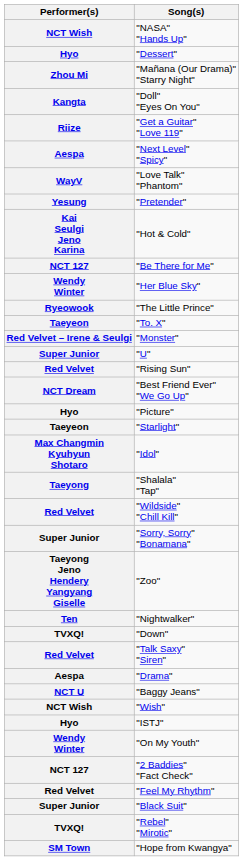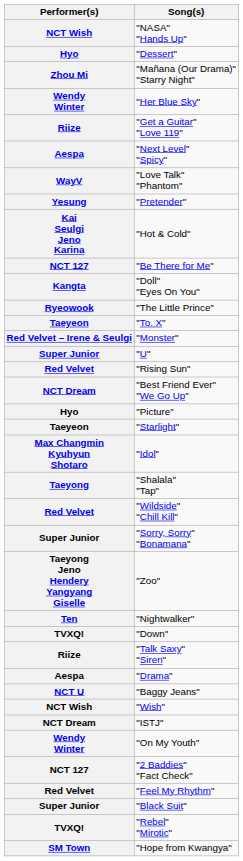rows swapped: (168, 101) <-> (168, 286)
(69, 655) Red Velvet -> (69, 655) Riize
(69, 722) Hyo -> (69, 722) NCT Dream
